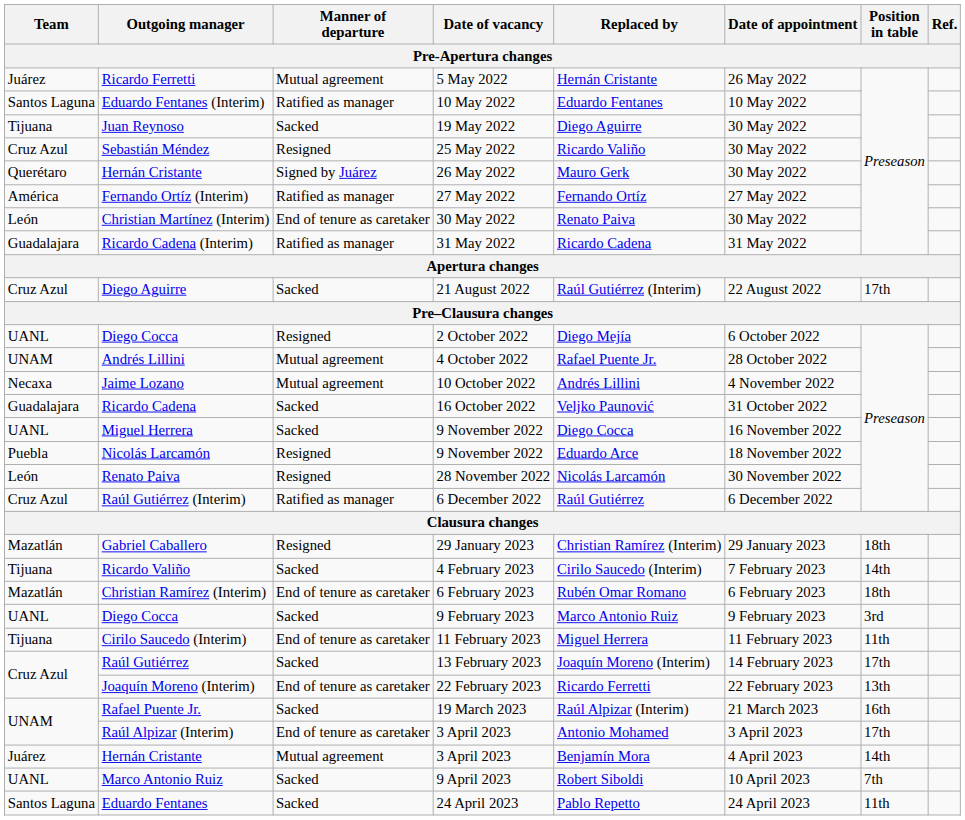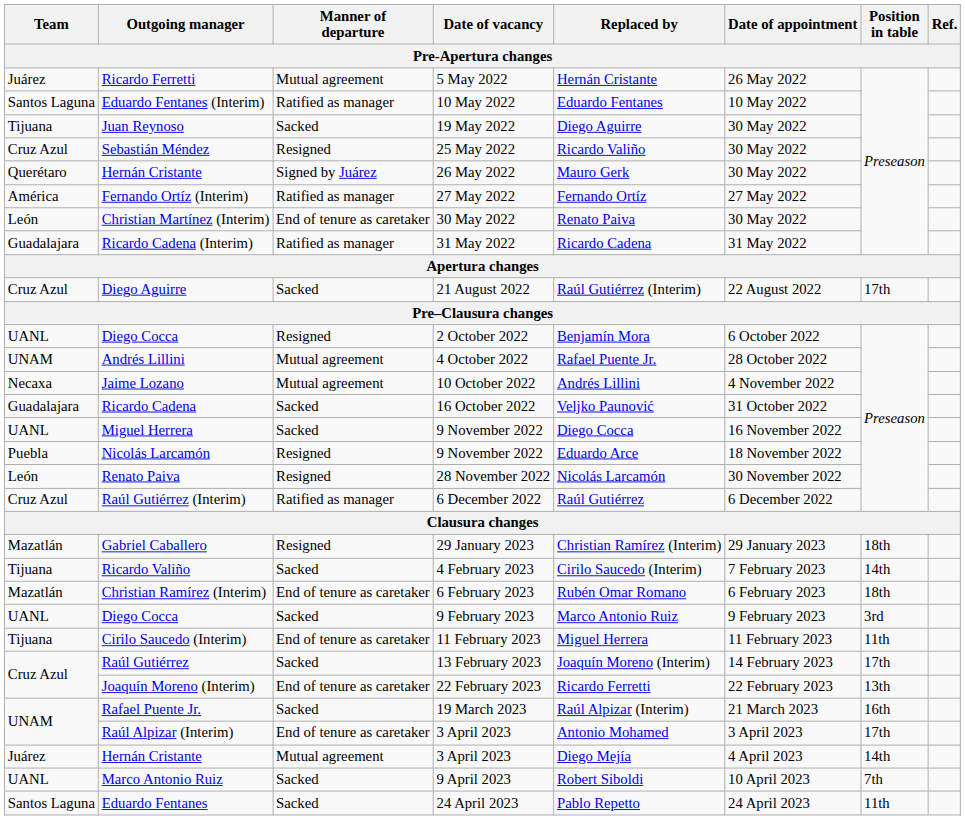(594, 336) Diego Mejía -> (603, 336) Benjamín Mora
(603, 756) Benjamín Mora -> (594, 756) Diego Mejía
